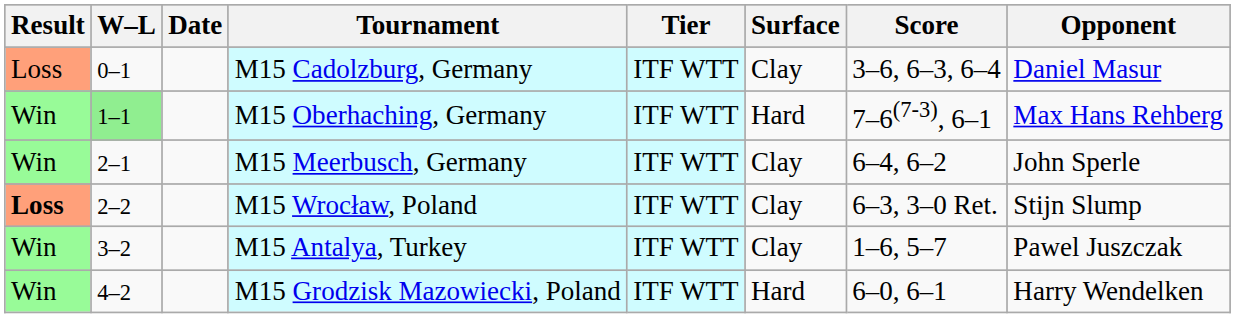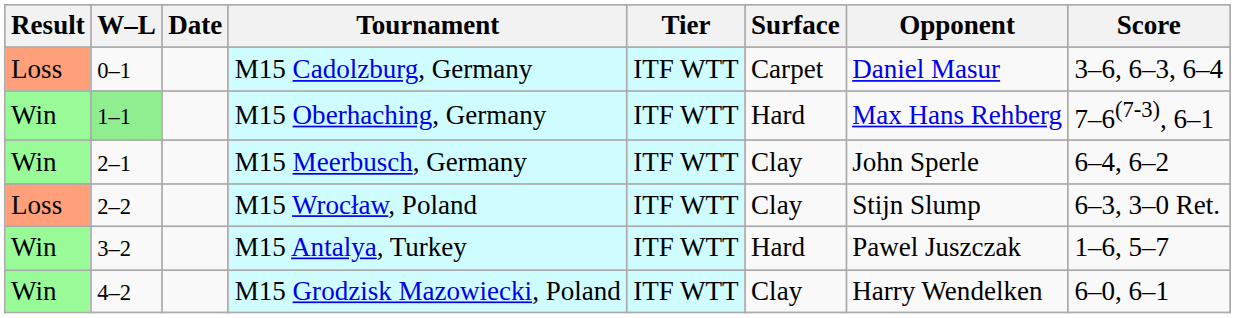columns swapped: (1118, 25) <-> (927, 25)
(777, 68) Clay -> (787, 68) Carpet
(37, 204) bold -> (37, 204) normal
(777, 247) Clay -> (778, 247) Hard
(778, 290) Hard -> (777, 290) Clay
